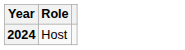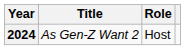+ column: (90, 14)
